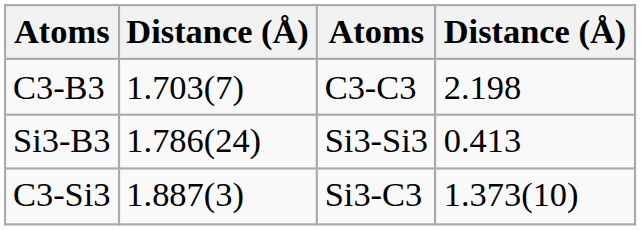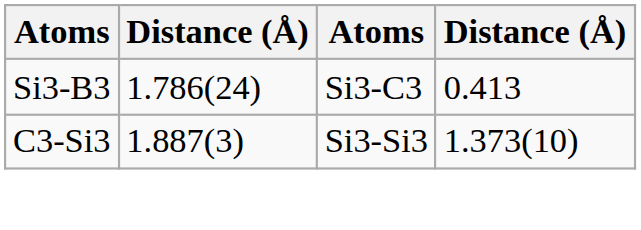- row: (59, 86)
(376, 140) Si3-Si3 -> (373, 86) Si3-C3
(373, 195) Si3-C3 -> (376, 140) Si3-Si3
